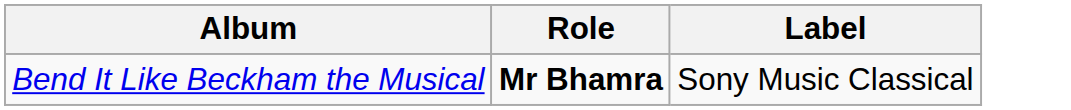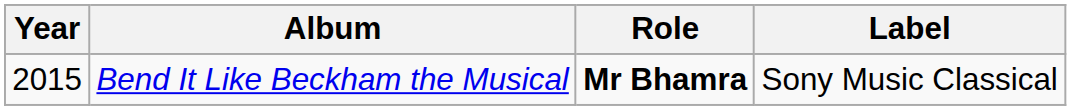+ column: (47, 29)
